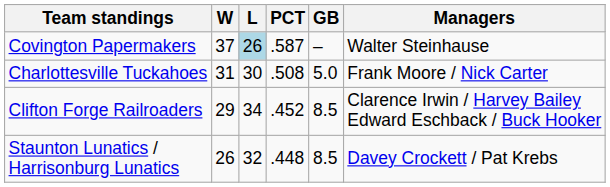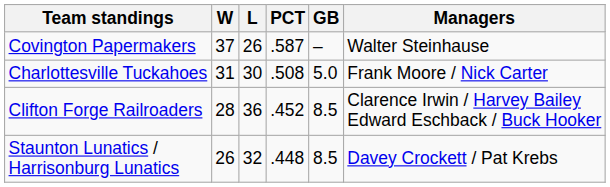(252, 45) lightblue background -> (252, 45) no background
(225, 111) 29 -> (225, 111) 28
(252, 111) 34 -> (252, 111) 36
